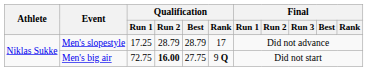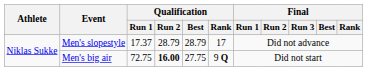(141, 43) 17.25 -> (141, 43) 17.37
